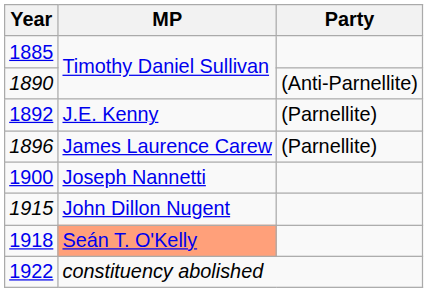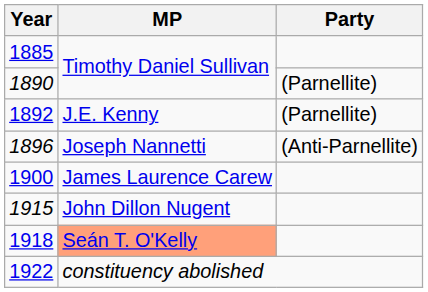(350, 83) (Anti-Parnellite) -> (329, 83) (Parnellite)
(167, 146) James Laurence Carew -> (134, 146) Joseph Nannetti
(329, 146) (Parnellite) -> (350, 146) (Anti-Parnellite)
(134, 177) Joseph Nannetti -> (167, 177) James Laurence Carew
